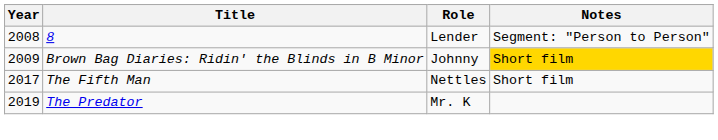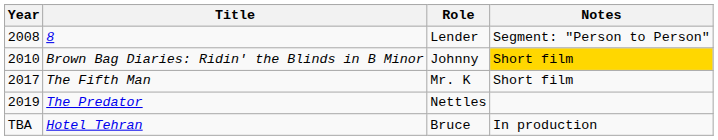(24, 59) 2009 -> (24, 59) 2010
(458, 81) Nettles -> (450, 81) Mr. K
(450, 103) Mr. K -> (458, 103) Nettles
+ row: (94, 125)
